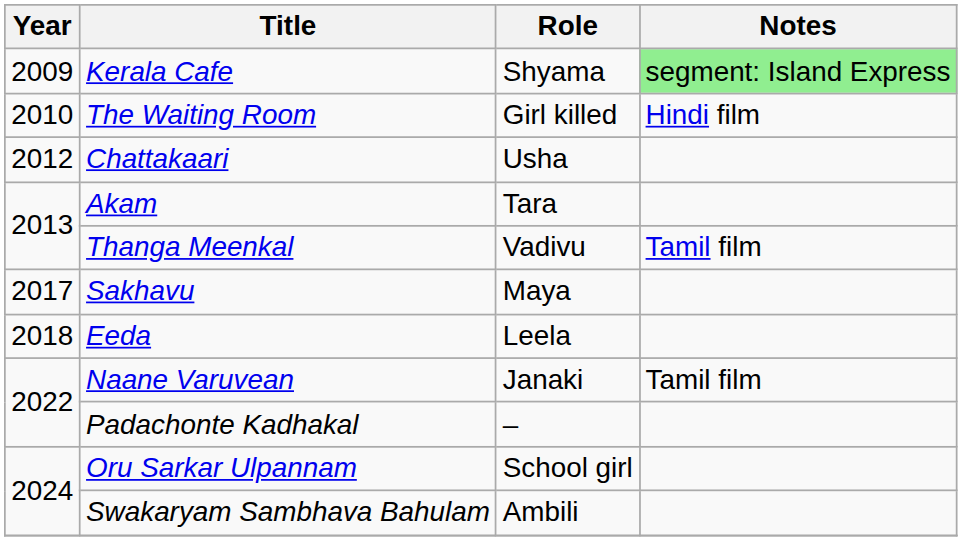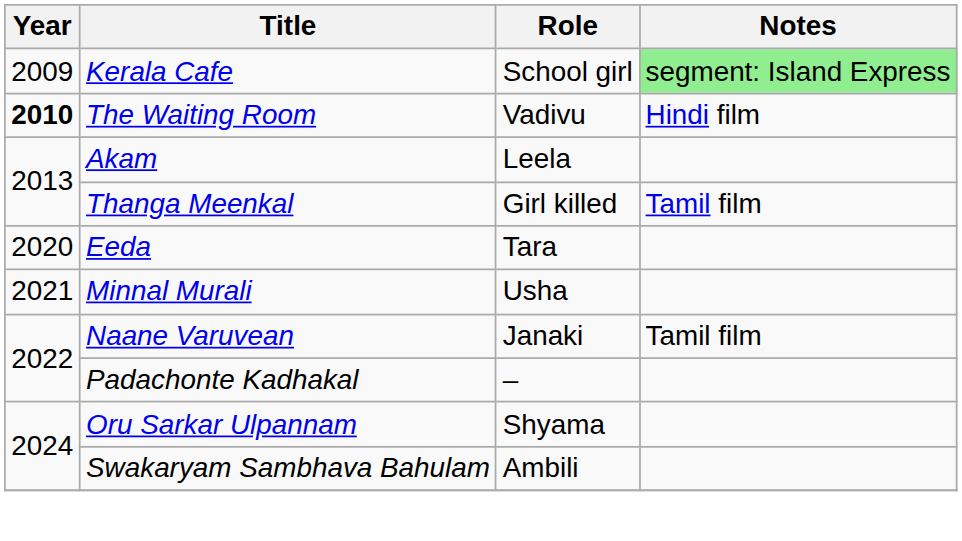(554, 70) Shyama -> (568, 70) School girl
(42, 114) normal -> (42, 114) bold
(560, 114) Girl killed -> (544, 114) Vadivu
- row: (157, 159)
(530, 203) Tara -> (537, 159) Leela
(544, 247) Vadivu -> (560, 203) Girl killed
- row: (140, 291)
(42, 335) 2018 -> (42, 247) 2020
(537, 335) Leela -> (530, 247) Tara
+ row: (169, 291)
(568, 468) School girl -> (554, 423) Shyama
